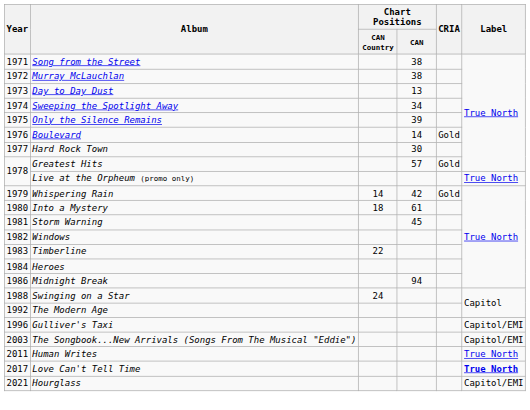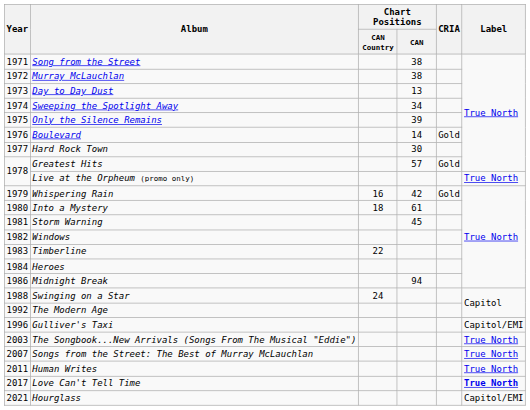(378, 193) 14 -> (378, 193) 16
(494, 339) Capitol/EMI -> (491, 339) True North
+ row: (173, 354)
